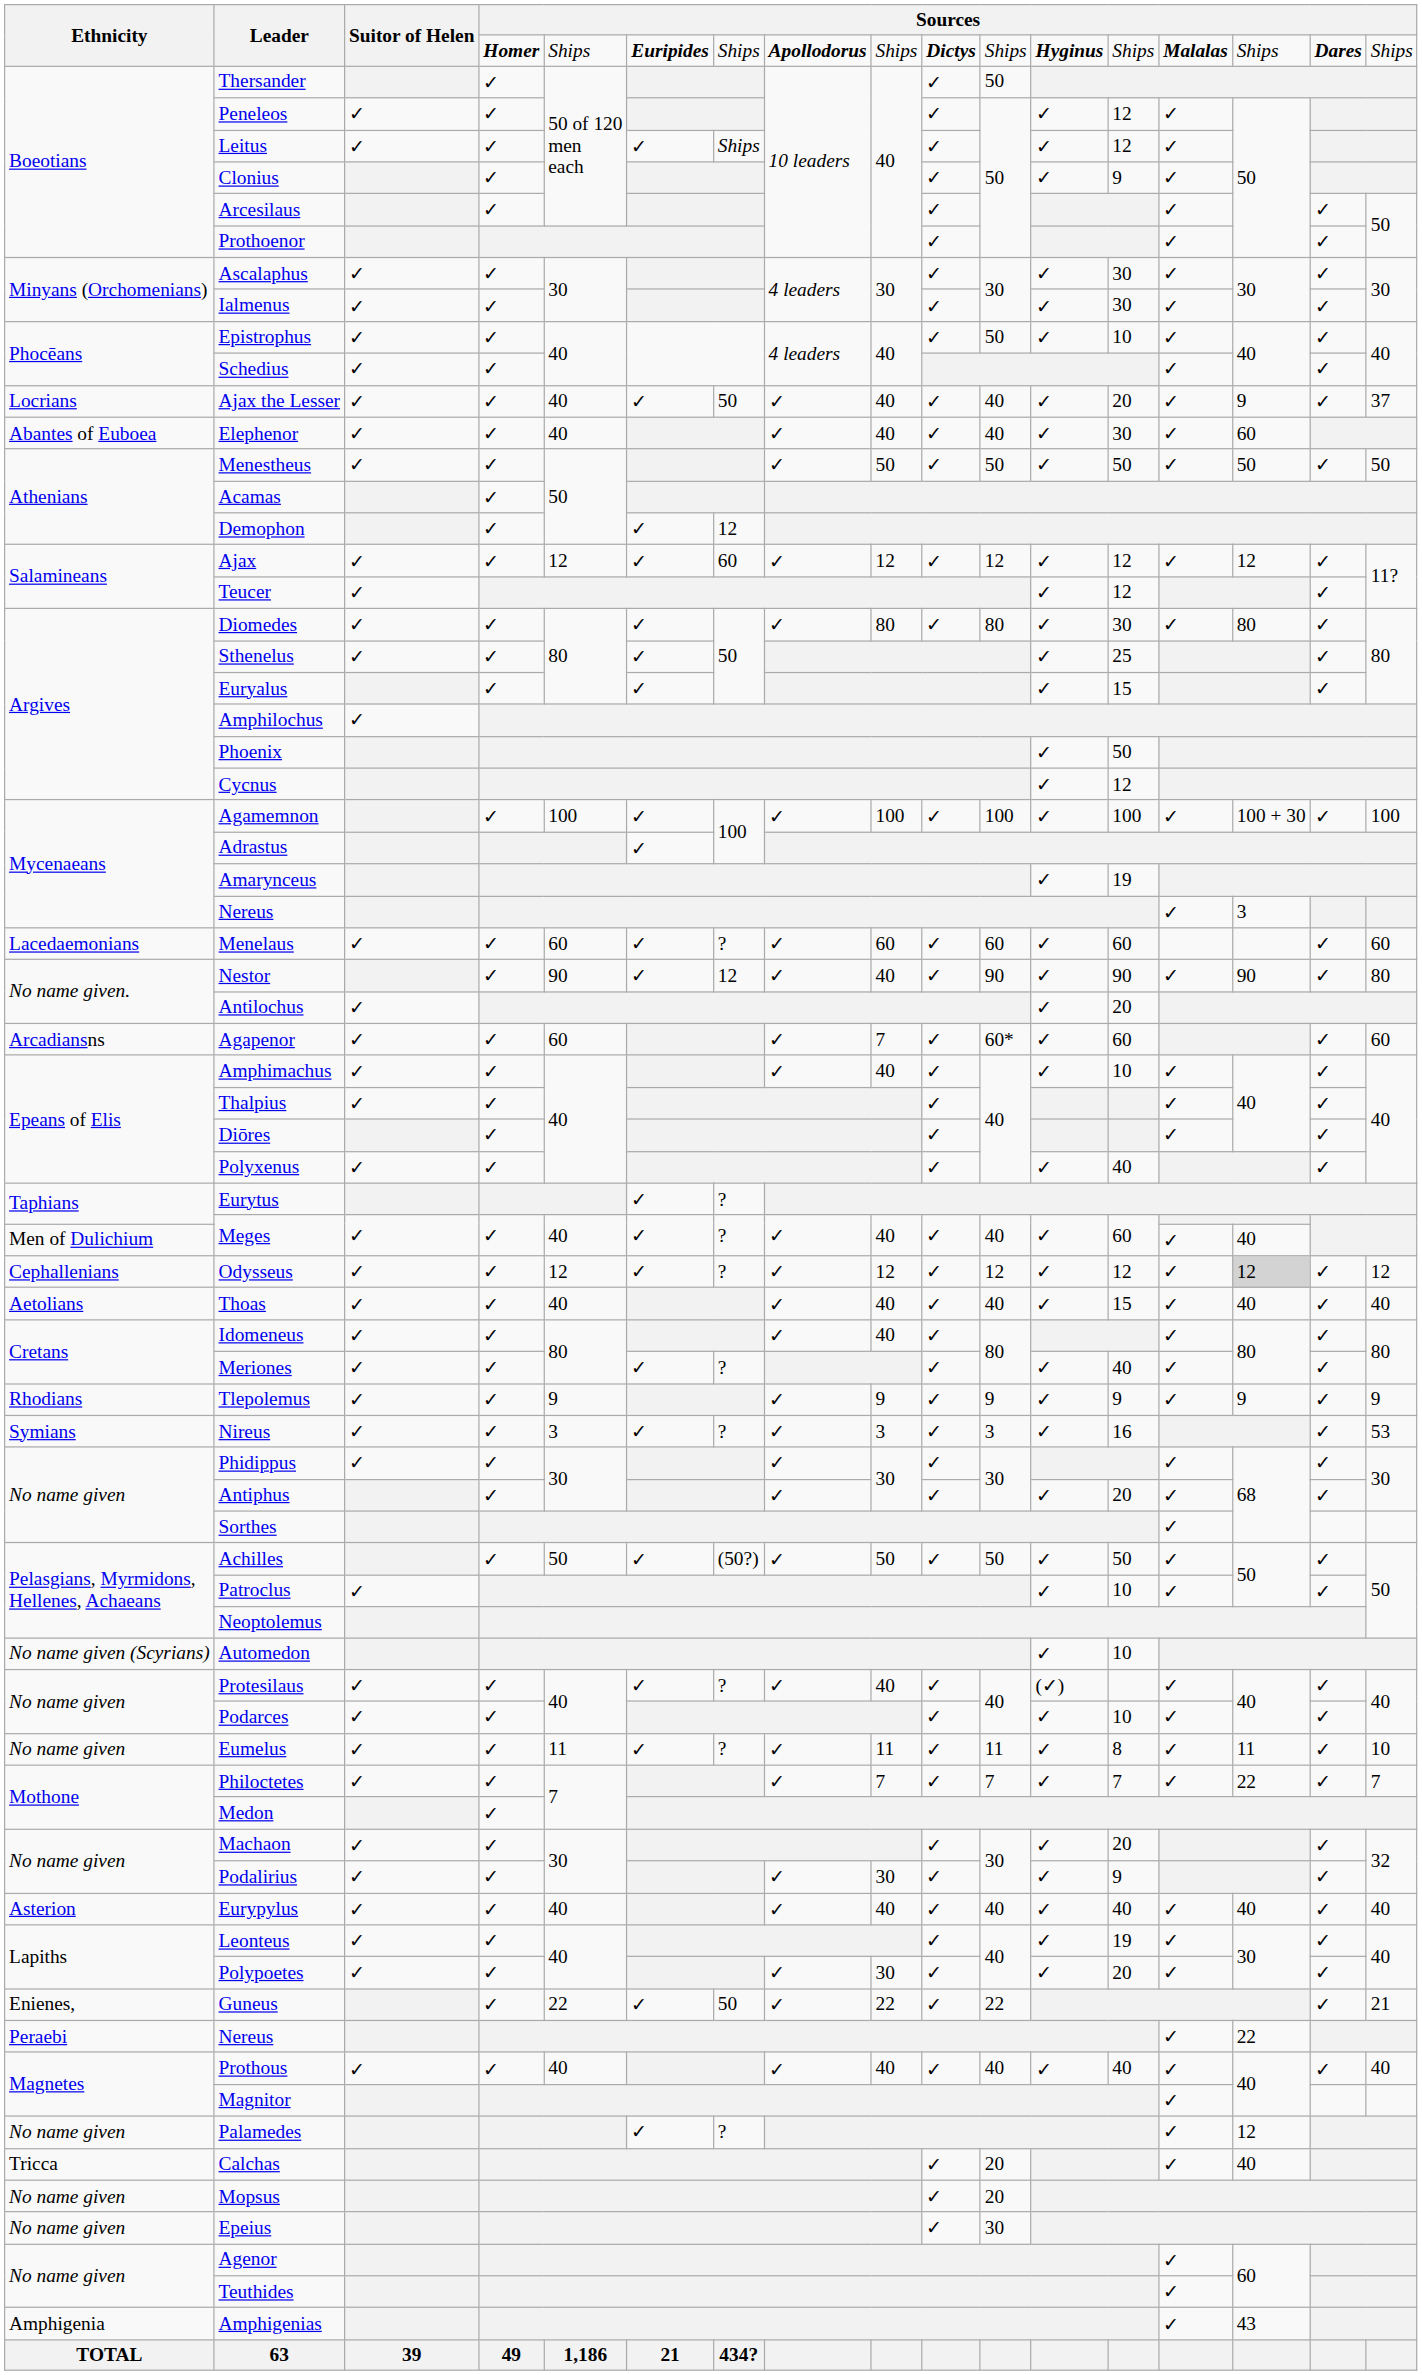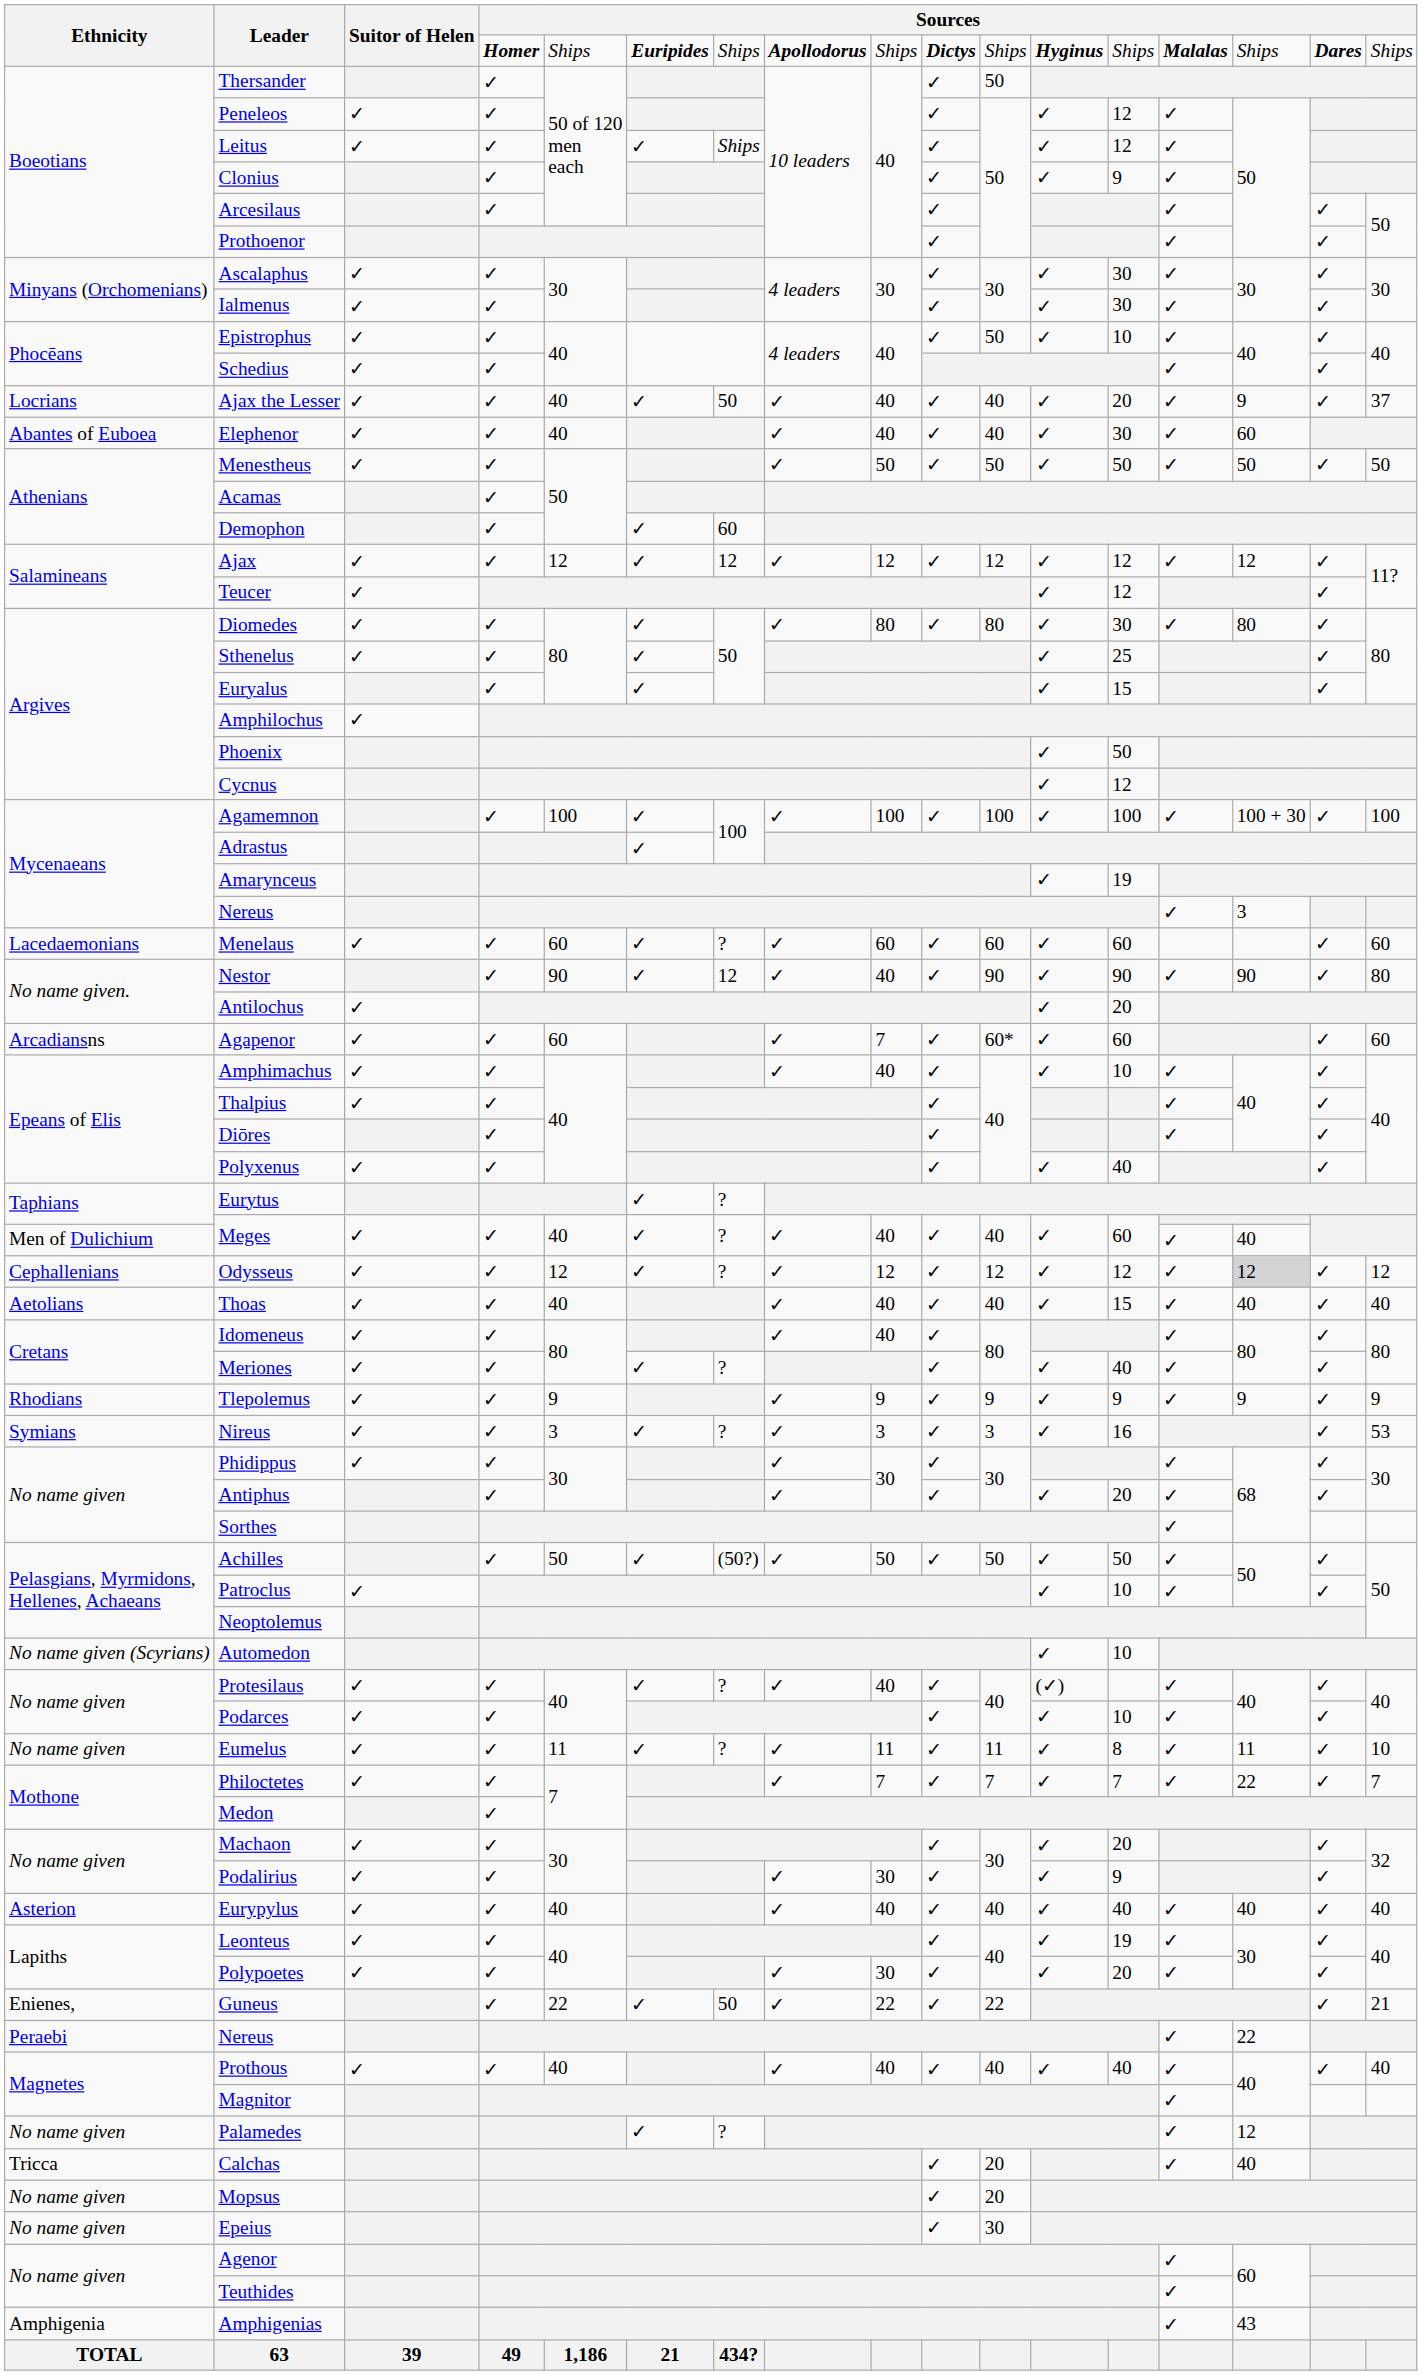(727, 528) 12 -> (727, 528) 60
(727, 560) 60 -> (727, 560) 12
